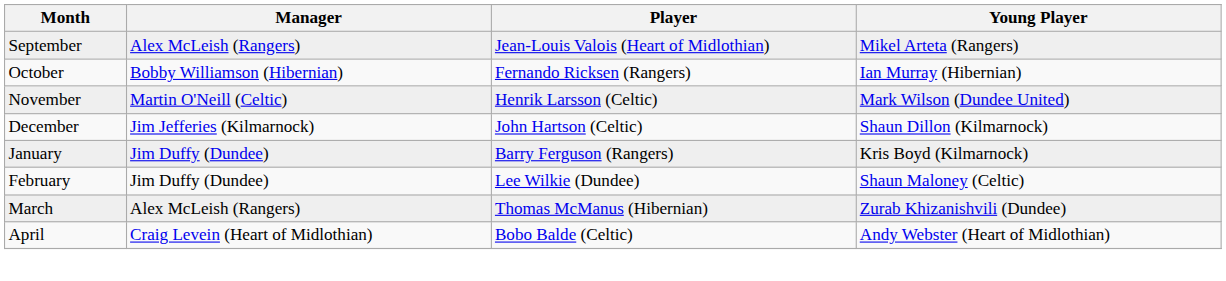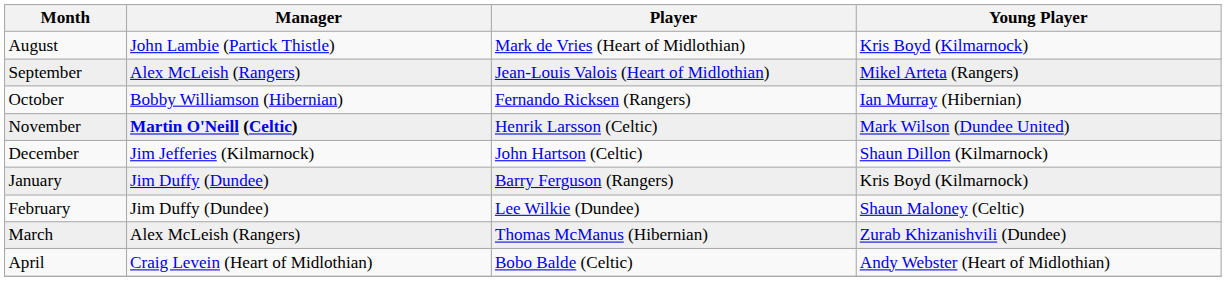+ row: (33, 45)
(209, 99) normal -> (214, 126) bold
